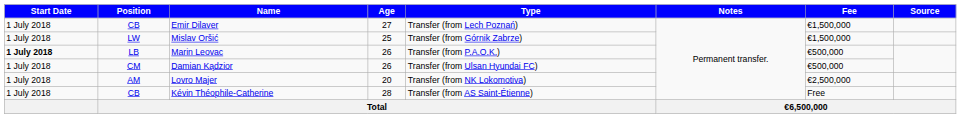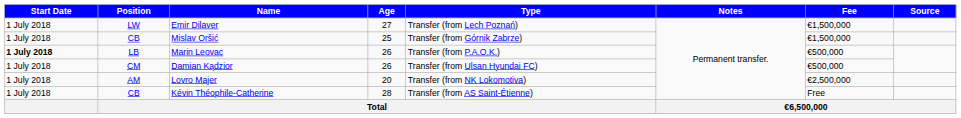(134, 25) CB -> (134, 25) LW
(134, 39) LW -> (134, 39) CB
